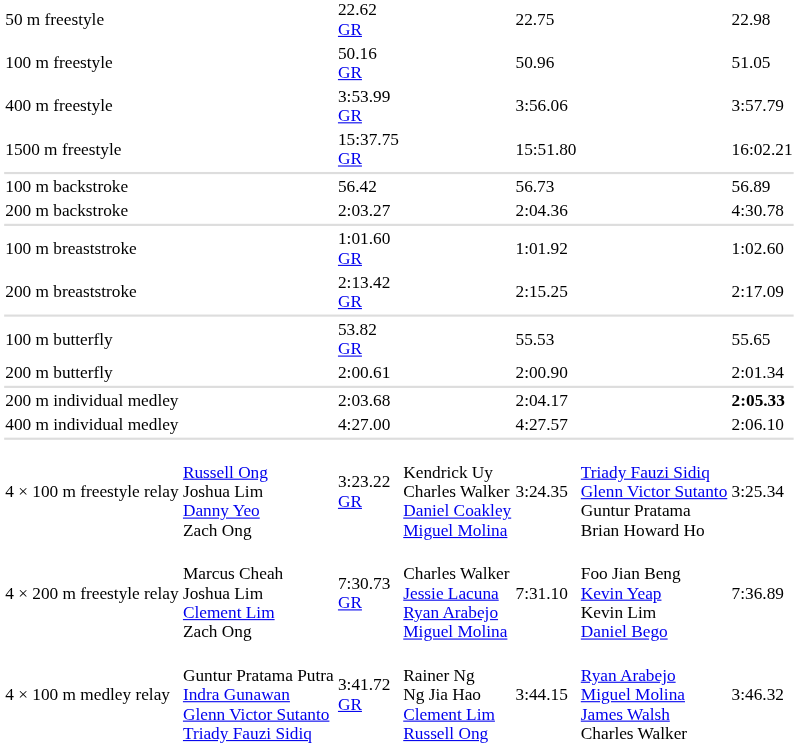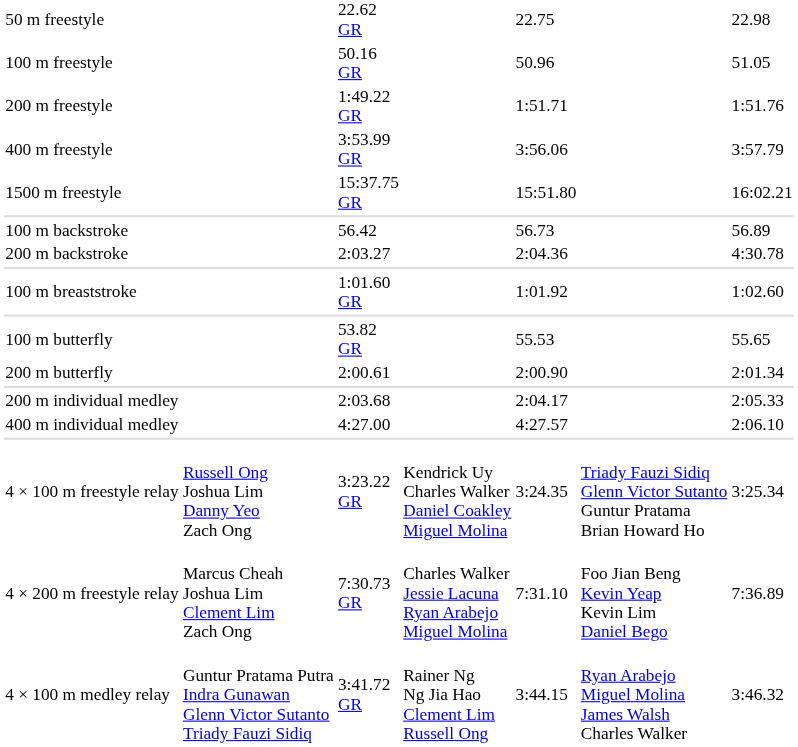+ row: (59, 106)
- row: (71, 291)
(758, 400) bold -> (758, 400) normal
